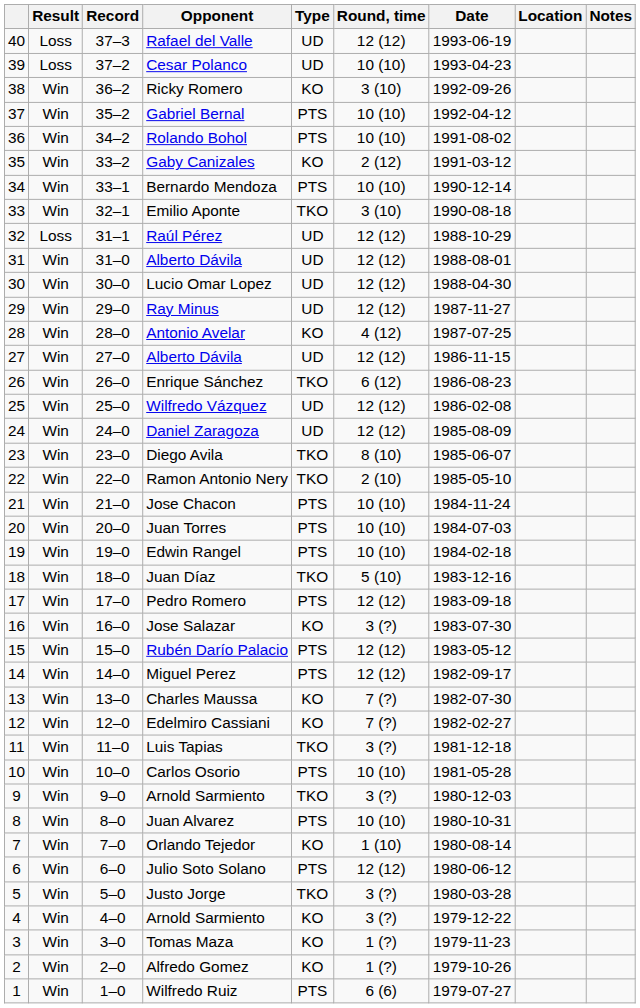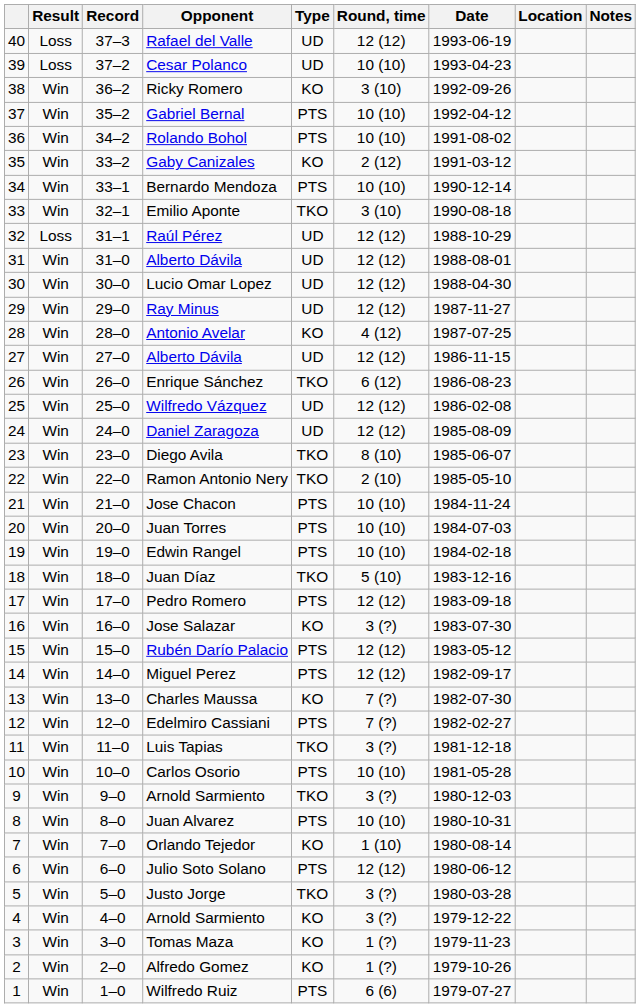(312, 723) KO -> (312, 723) PTS
